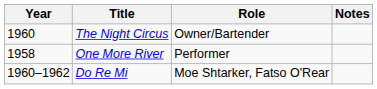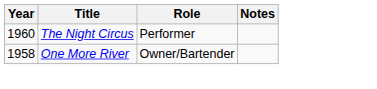(222, 34) Owner/Bartender -> (167, 34) Performer
(202, 53) Performer -> (187, 53) Owner/Bartender
- row: (101, 73)
